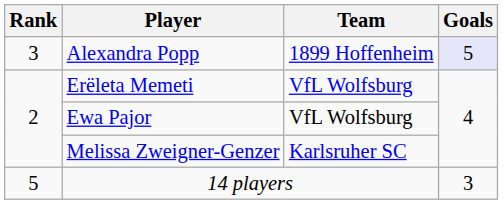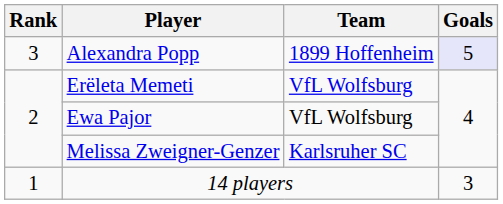(33, 183) 5 -> (33, 183) 1
